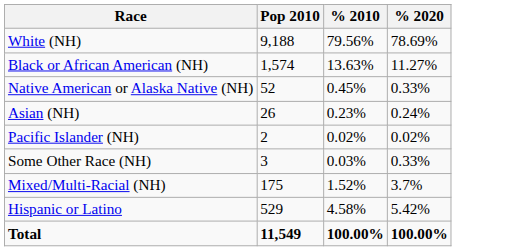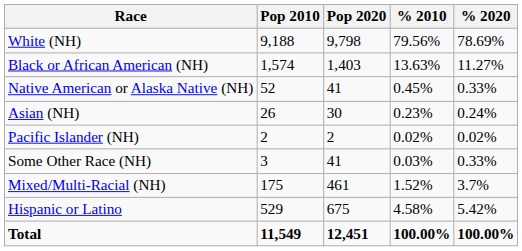+ column: (357, 16)
